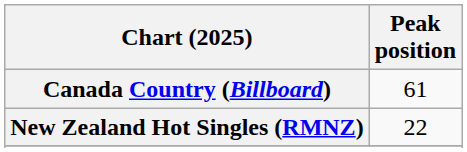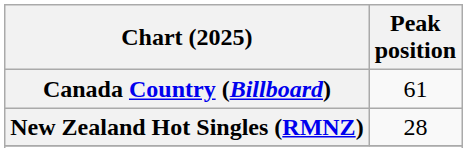(415, 126) 22 -> (415, 126) 28
